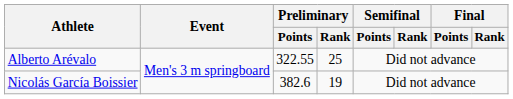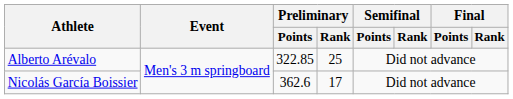(295, 60) 322.55 -> (295, 60) 322.85
(295, 82) 382.6 -> (295, 82) 362.6
(335, 82) 19 -> (335, 82) 17
